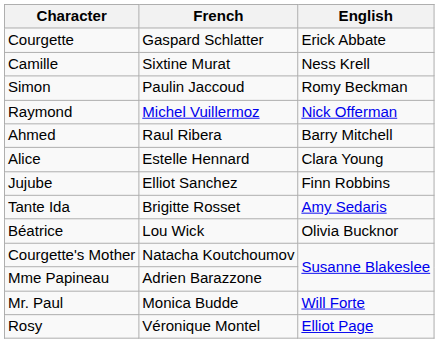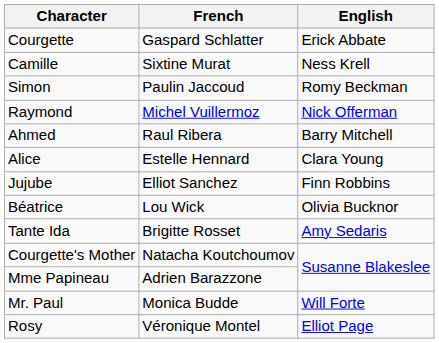rows swapped: (36, 231) <-> (39, 207)
